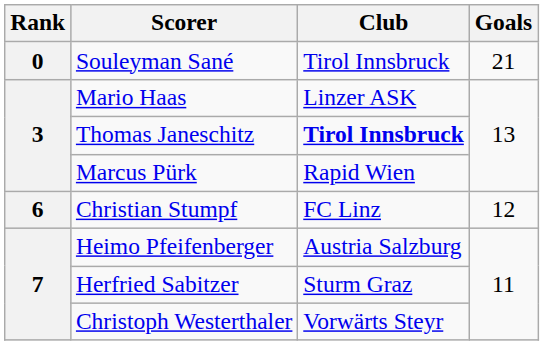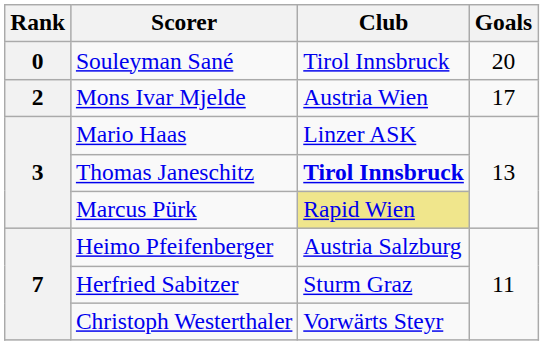(503, 60) 21 -> (503, 60) 20
+ row: (161, 97)
(359, 172) no background -> (359, 209) khaki background
- row: (157, 209)
